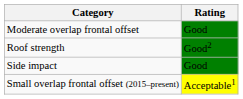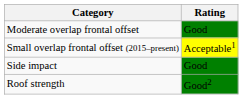rows swapped: (93, 84) <-> (36, 47)
